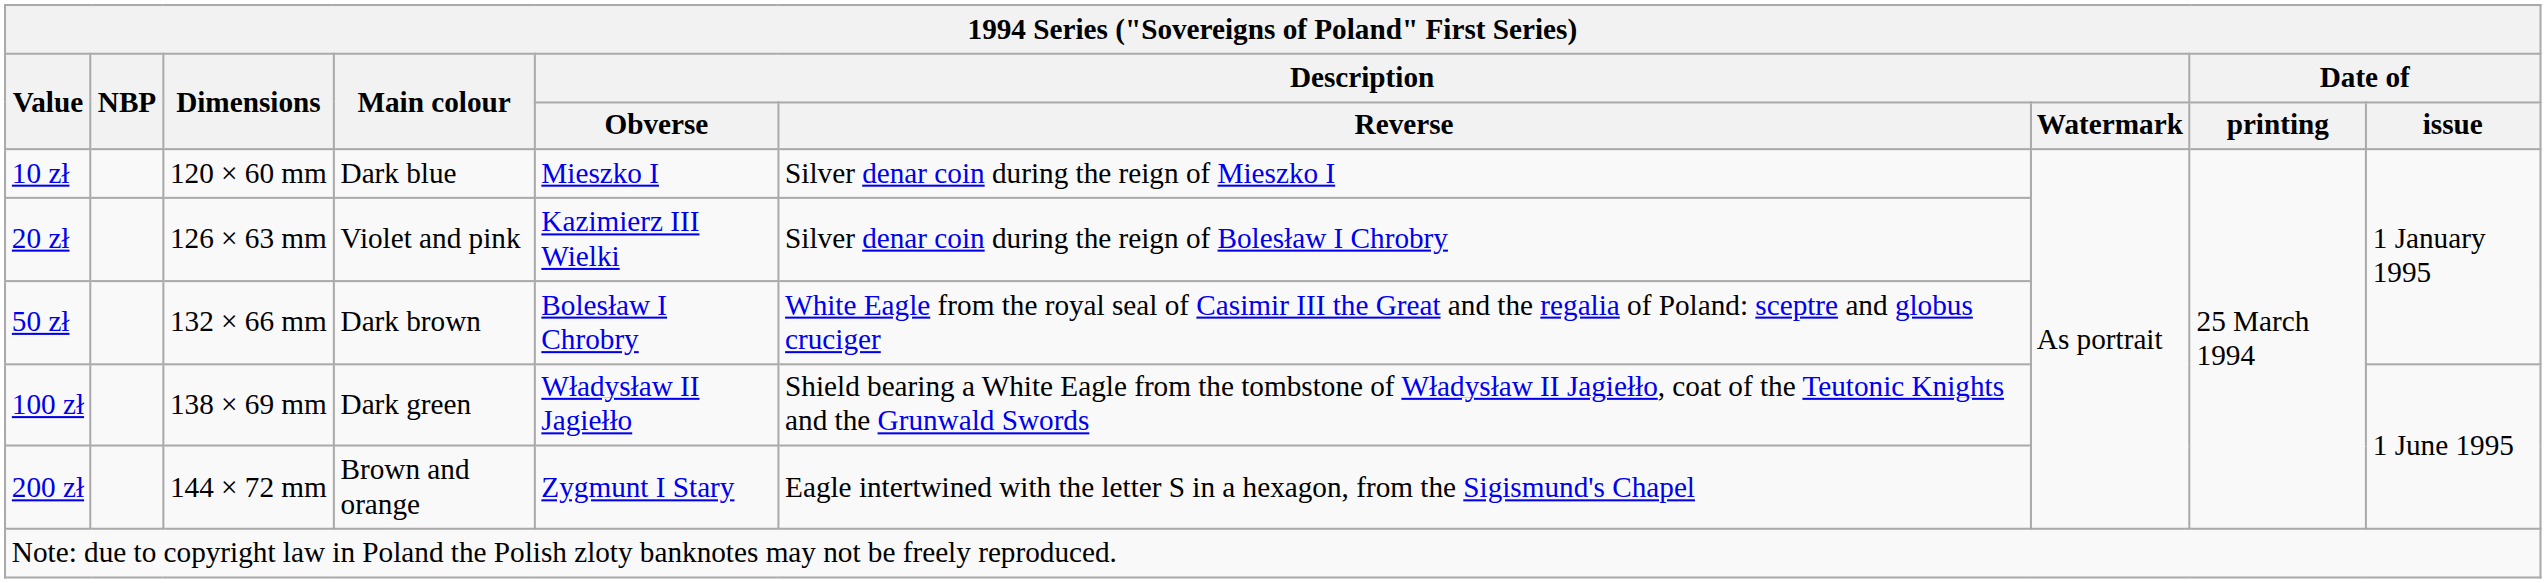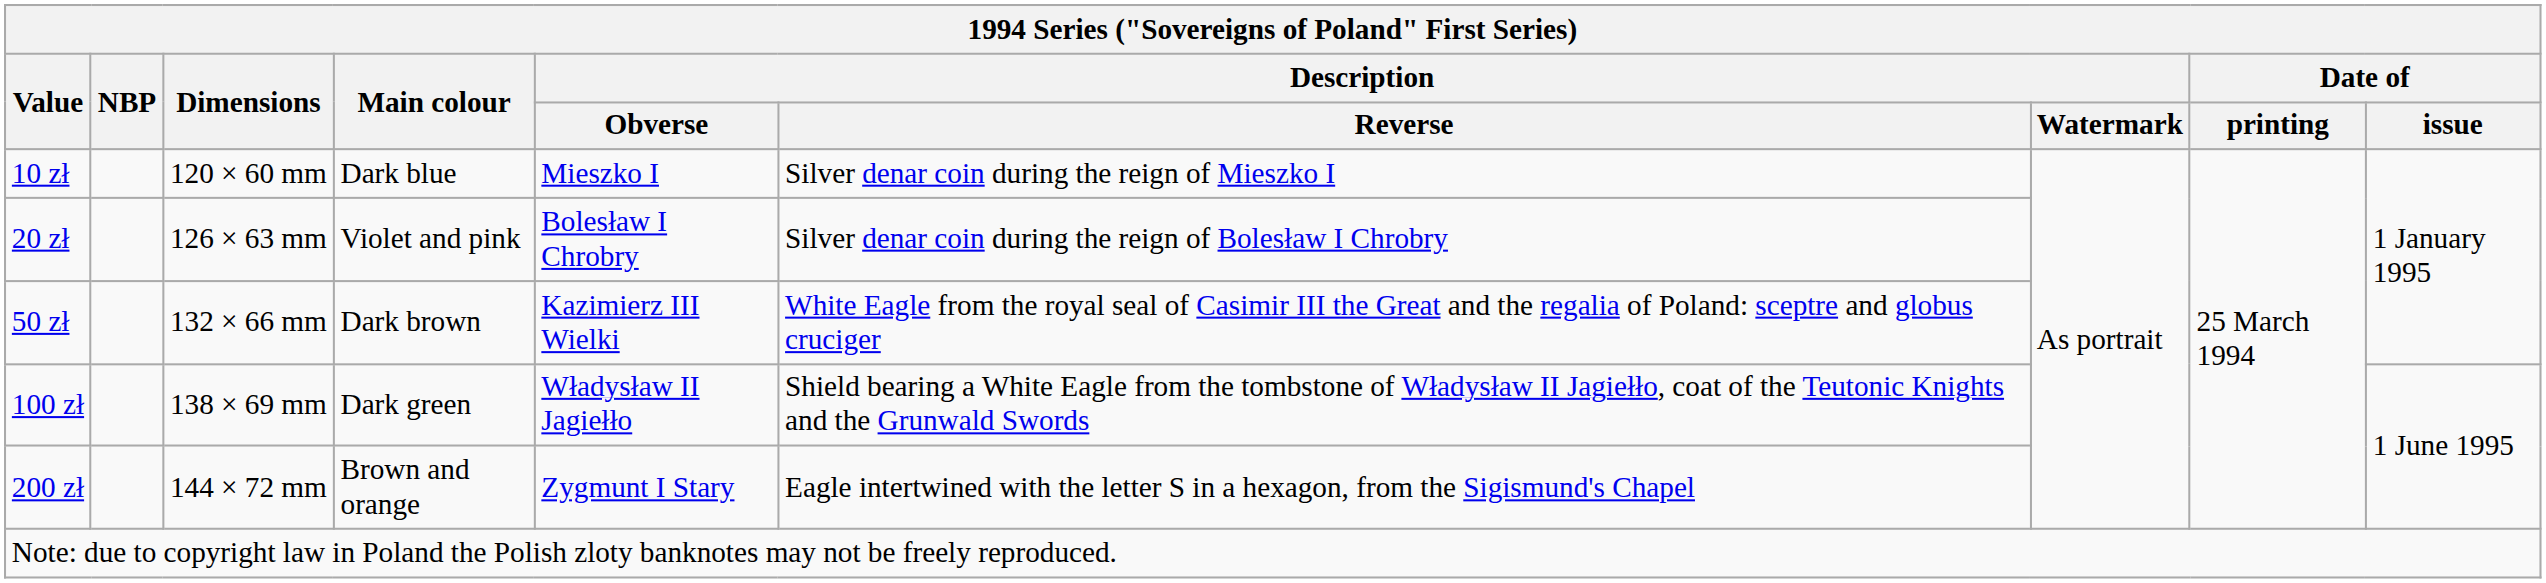(620, 239) Kazimierz III Wielki -> (604, 239) Bolesław I Chrobry
(604, 321) Bolesław I Chrobry -> (620, 321) Kazimierz III Wielki
